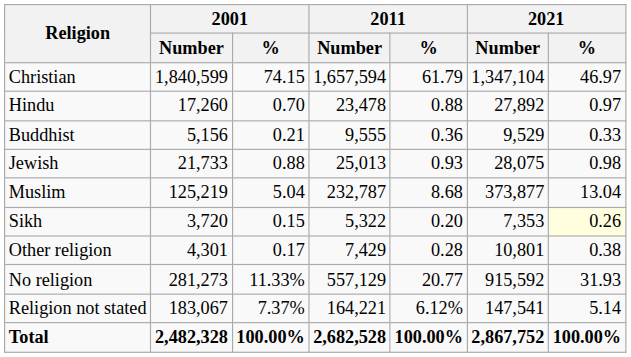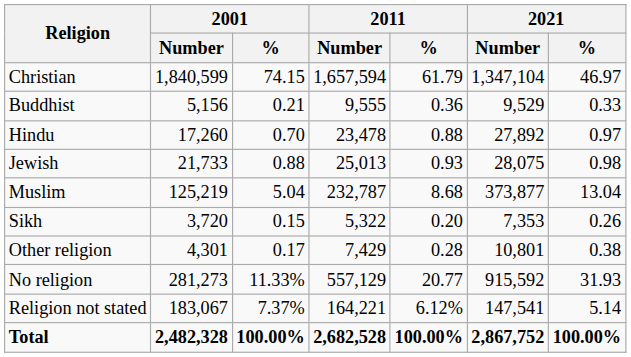rows swapped: (42, 134) <-> (32, 105)
(605, 221) lightyellow background -> (605, 221) no background
